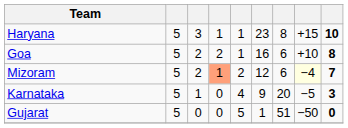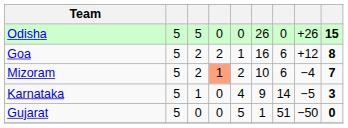+ row: (27, 34)
- row: (31, 34)
(308, 53) +10 -> (308, 53) +12
(262, 73) 12 -> (262, 73) 10
(308, 73) lightyellow background -> (308, 73) no background
(284, 93) 20 -> (284, 93) 14
